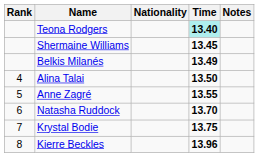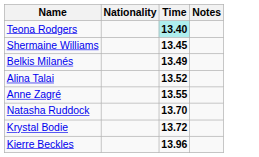- column: (19, 12)
(205, 78) 13.50 -> (174, 78) 13.52
(205, 128) 13.75 -> (174, 128) 13.72
